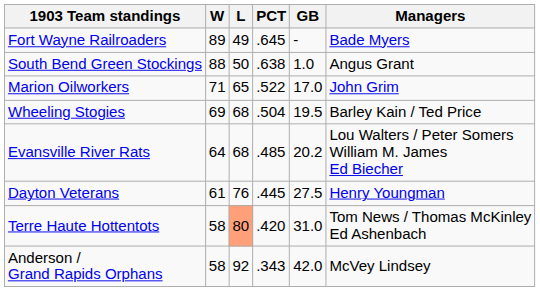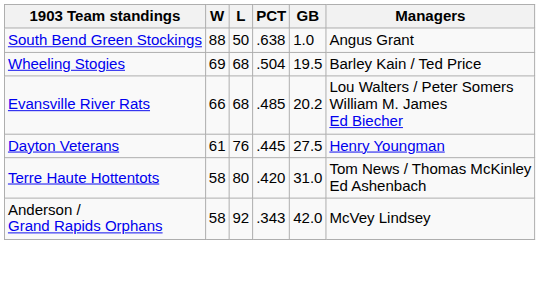- row: (87, 40)
- row: (69, 87)
(217, 152) 64 -> (217, 104) 66
(241, 225) lightsalmon background -> (241, 177) no background
